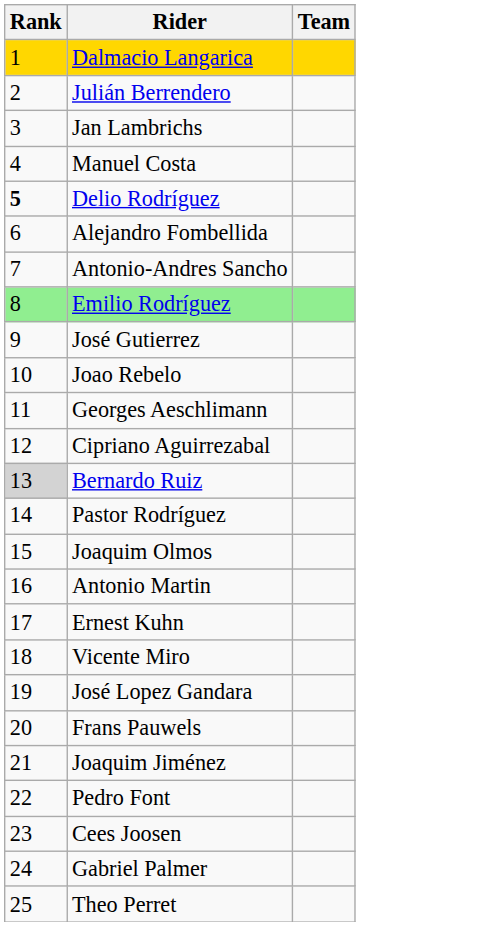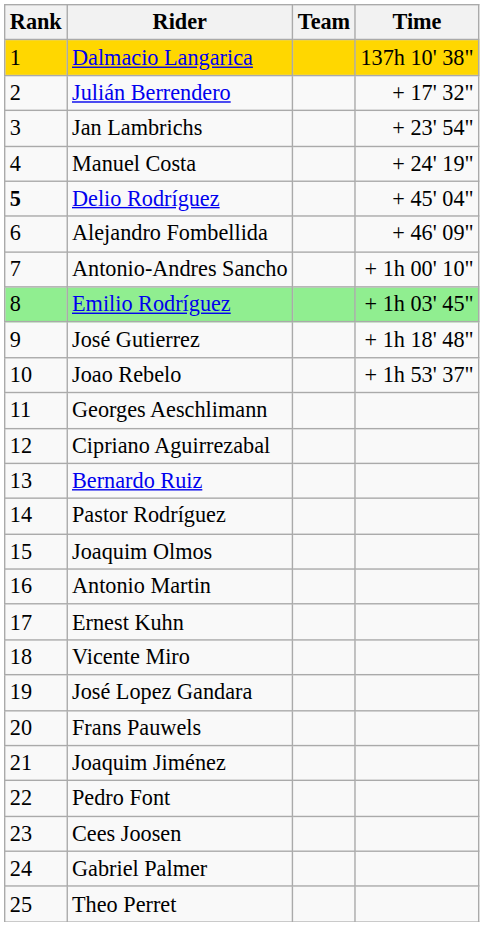+ column: (417, 22)
(21, 480) lightgrey background -> (21, 480) no background
